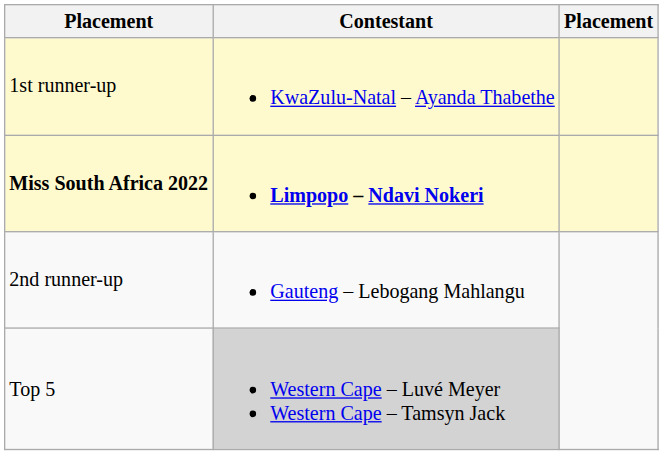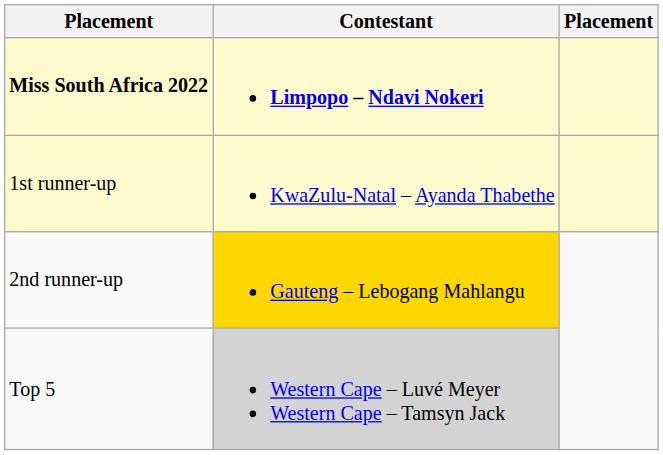rows swapped: (109, 183) <-> (63, 86)
(386, 292) no background -> (386, 292) gold background
